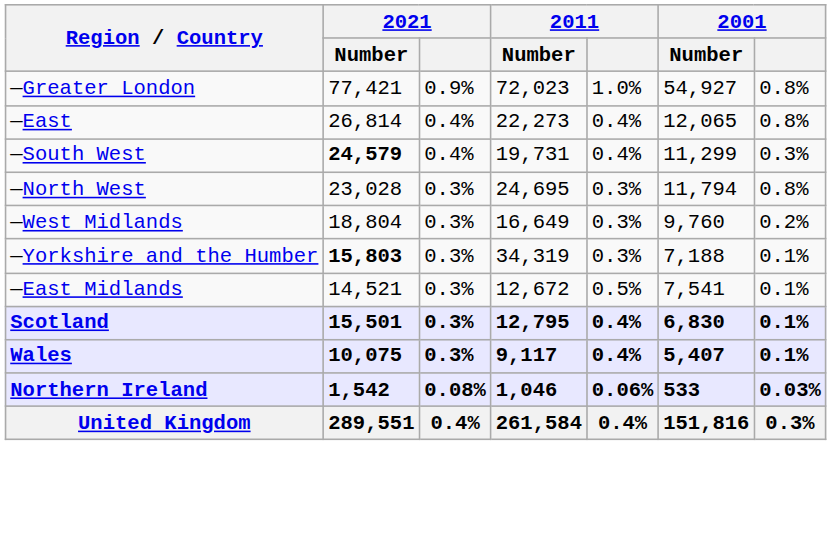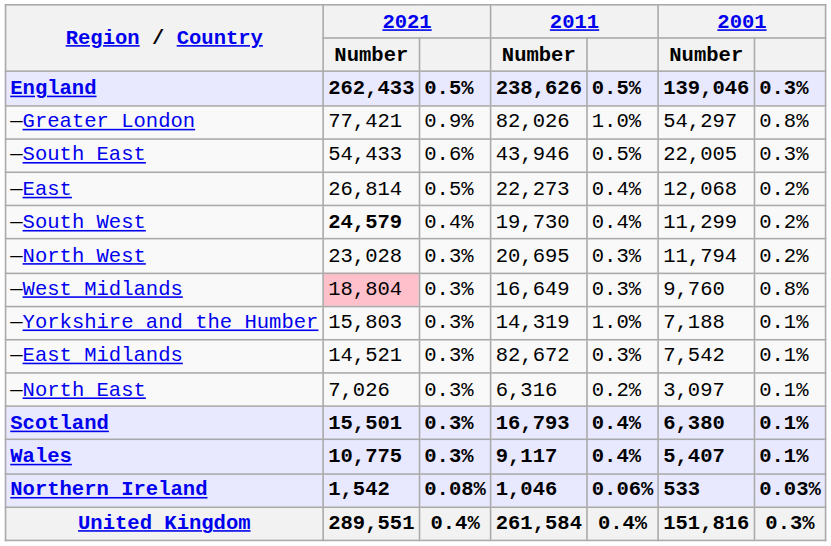+ row: (53, 88)
(533, 88) 72,023 -> (533, 122) 82,026
(700, 88) 54,927 -> (700, 122) 54,297
+ row: (78, 155)
(449, 122) 0.4% -> (449, 189) 0.5%
(700, 122) 12,065 -> (700, 189) 12,068
(784, 122) 0.8% -> (784, 189) 0.2%
(533, 155) 19,731 -> (533, 222) 19,730
(784, 155) 0.3% -> (784, 222) 0.2%
(533, 189) 24,695 -> (533, 256) 20,695
(784, 189) 0.8% -> (784, 256) 0.2%
(365, 222) no background -> (365, 289) pink background
(784, 222) 0.2% -> (784, 289) 0.8%
(365, 256) bold -> (365, 323) normal
(533, 256) 34,319 -> (533, 323) 14,319
(616, 256) 0.3% -> (616, 323) 1.0%
(533, 289) 12,672 -> (533, 356) 82,672
(616, 289) 0.5% -> (616, 356) 0.3%
(694, 289) 7,541 -> (694, 356) 7,542
+ row: (78, 390)
(533, 323) 12,795 -> (533, 423) 16,793
(694, 323) 6,830 -> (694, 423) 6,380
(365, 356) 10,075 -> (365, 457) 10,775
